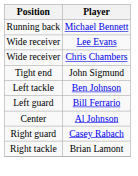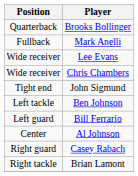+ row: (98, 27)
- row: (97, 27)
+ row: (98, 42)
